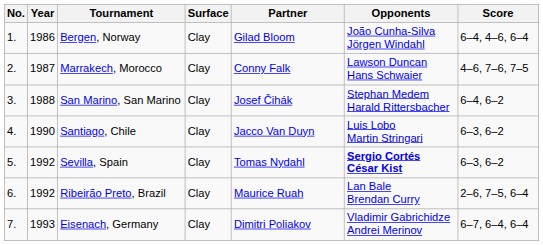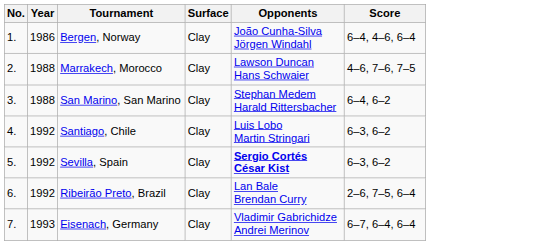- column: (288, 13)
(43, 68) 1987 -> (43, 68) 1988
(43, 130) 1990 -> (43, 130) 1992
